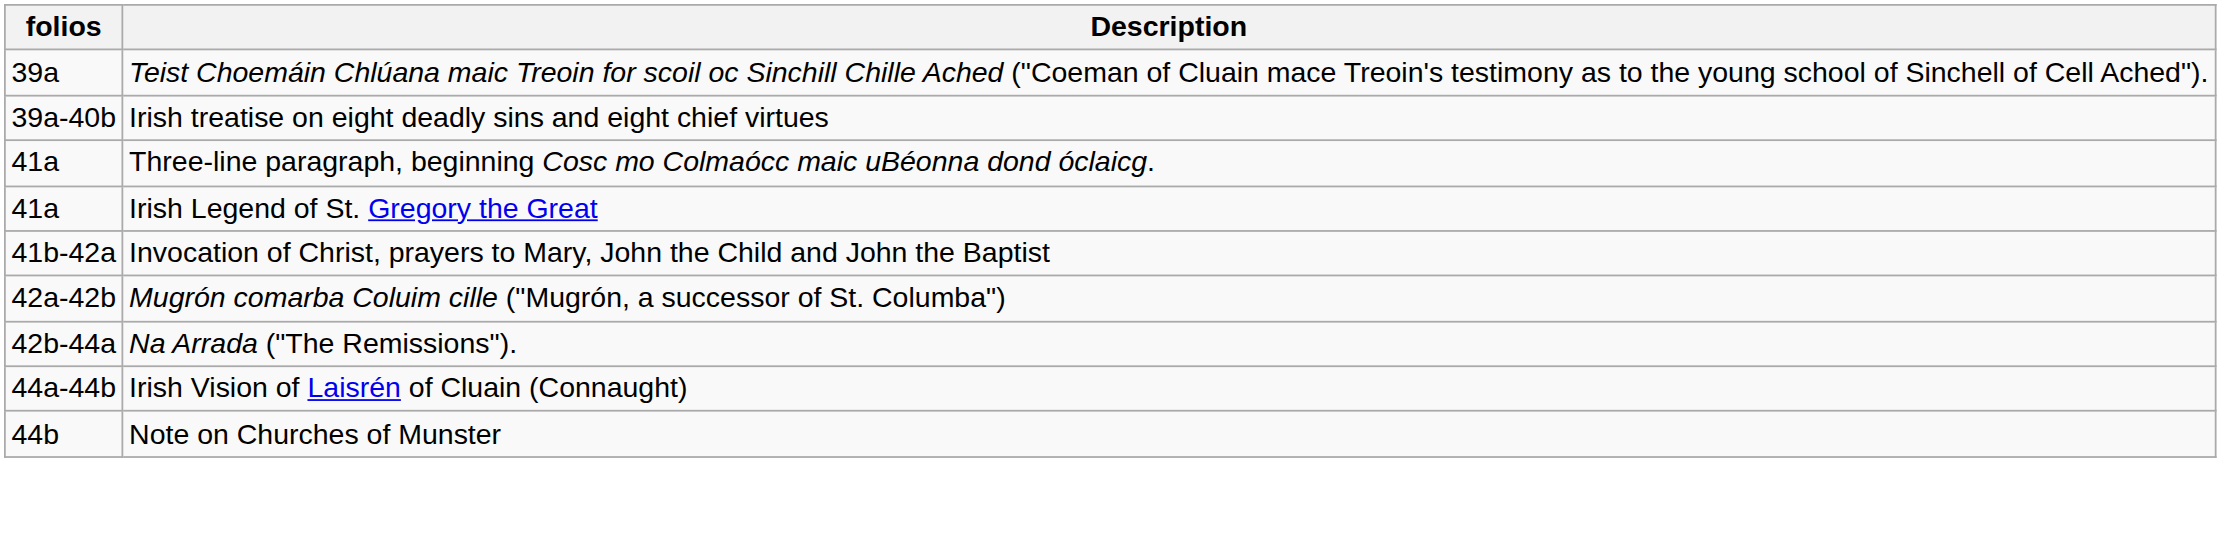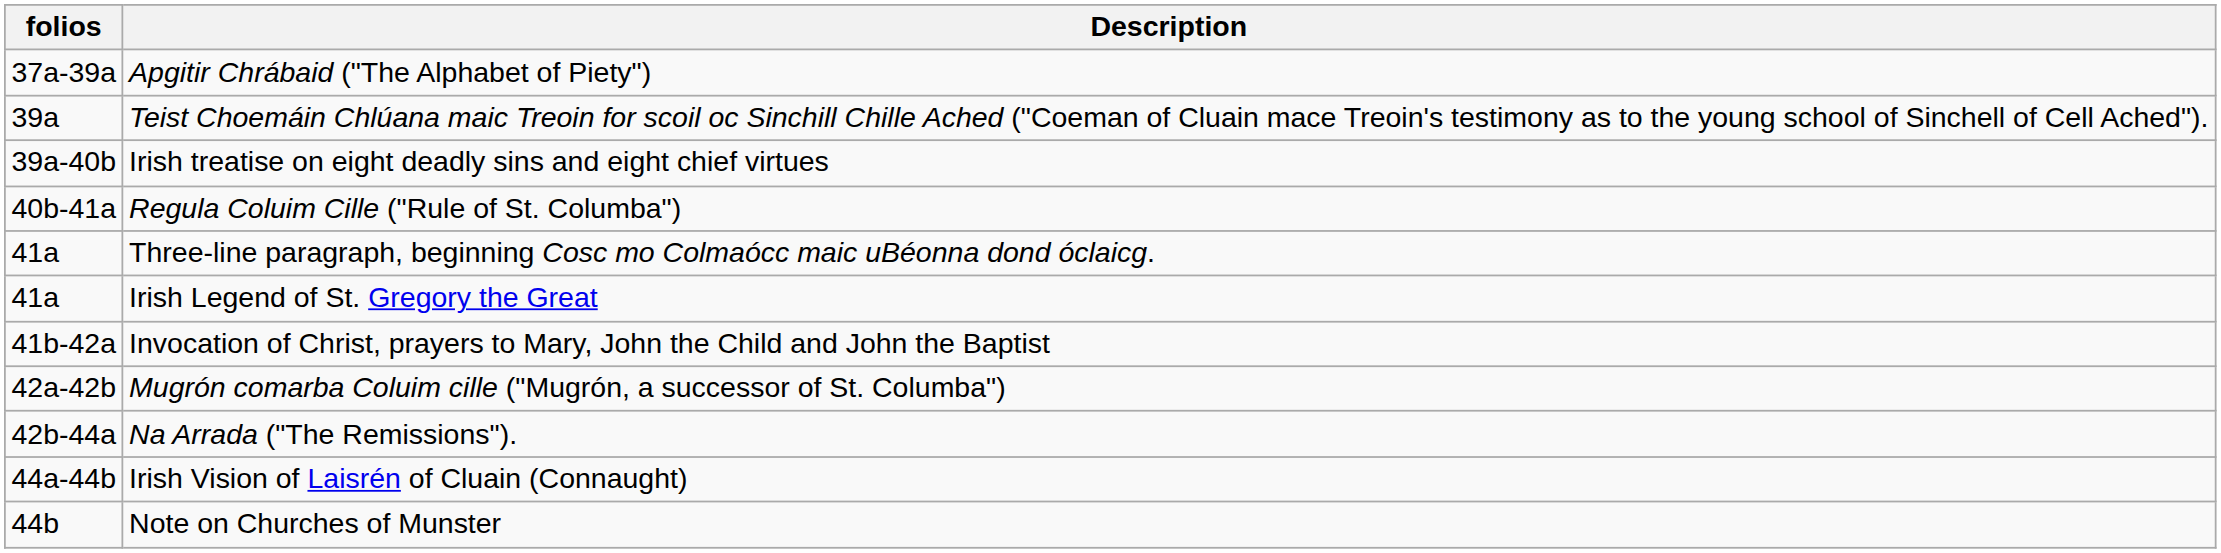+ row: (390, 72)
+ row: (405, 207)
